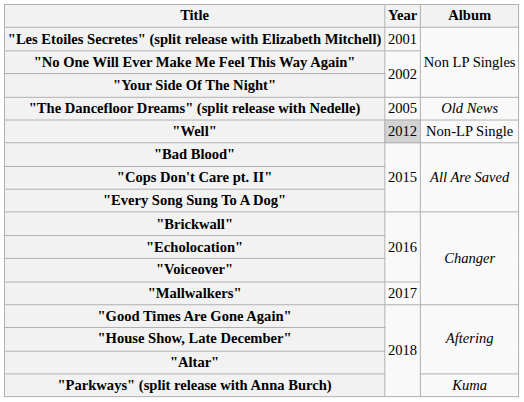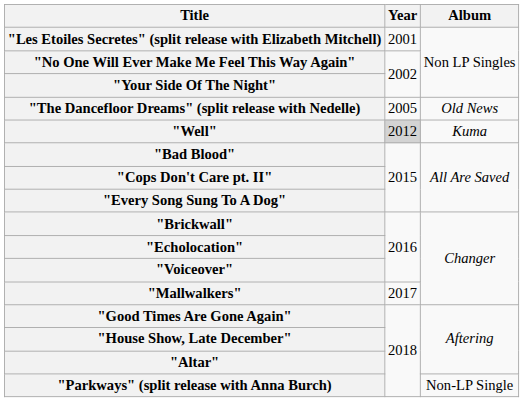(470, 131) Non-LP Single -> (470, 131) Kuma
(470, 385) Kuma -> (470, 385) Non-LP Single
